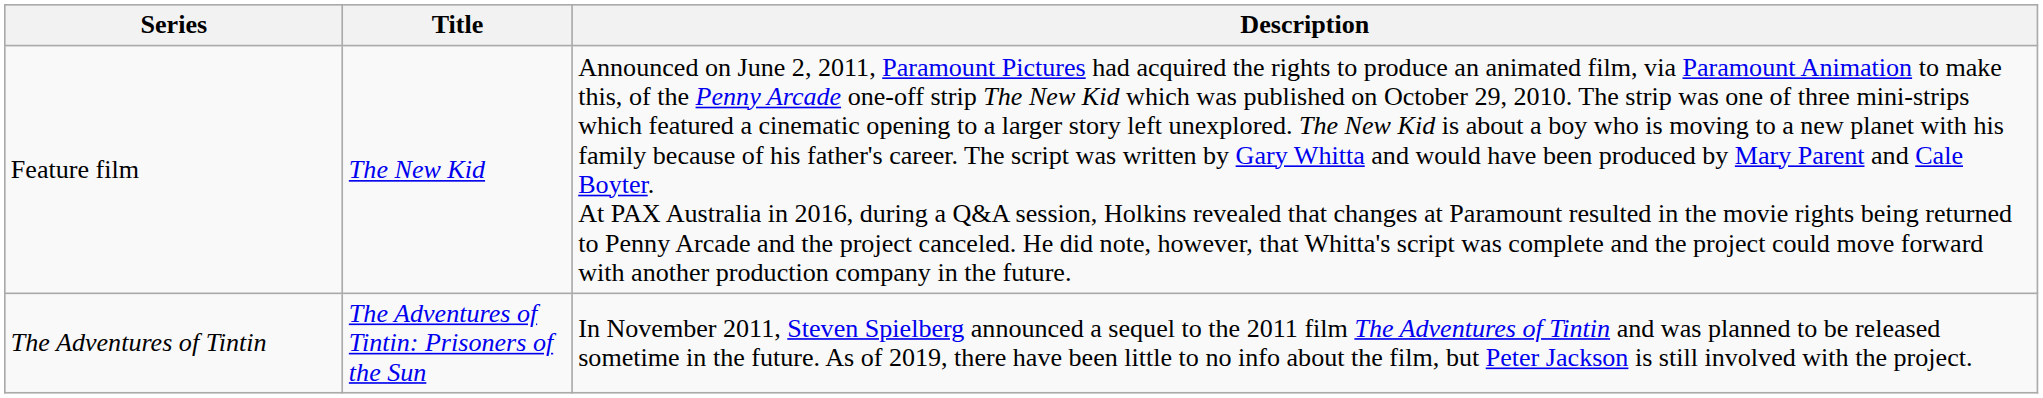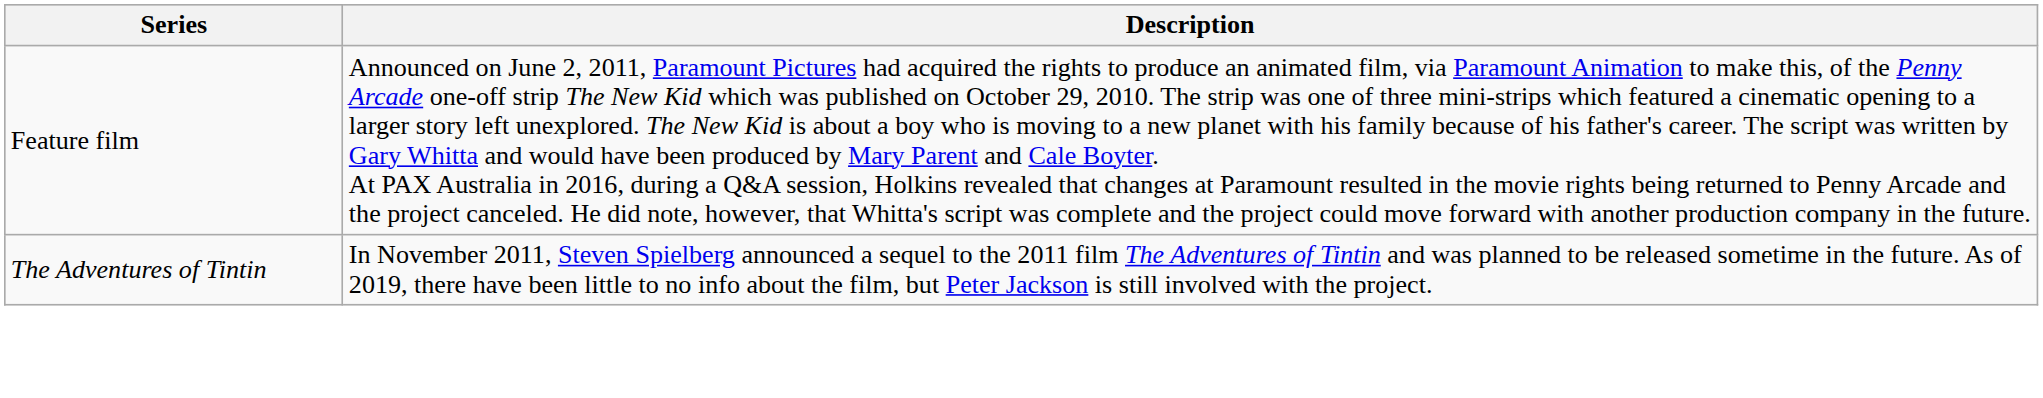- column: (458, 25)
